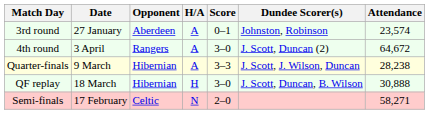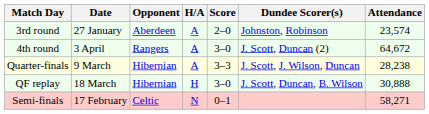(223, 30) 0–1 -> (223, 30) 2–0
(223, 100) 2–0 -> (223, 100) 0–1
